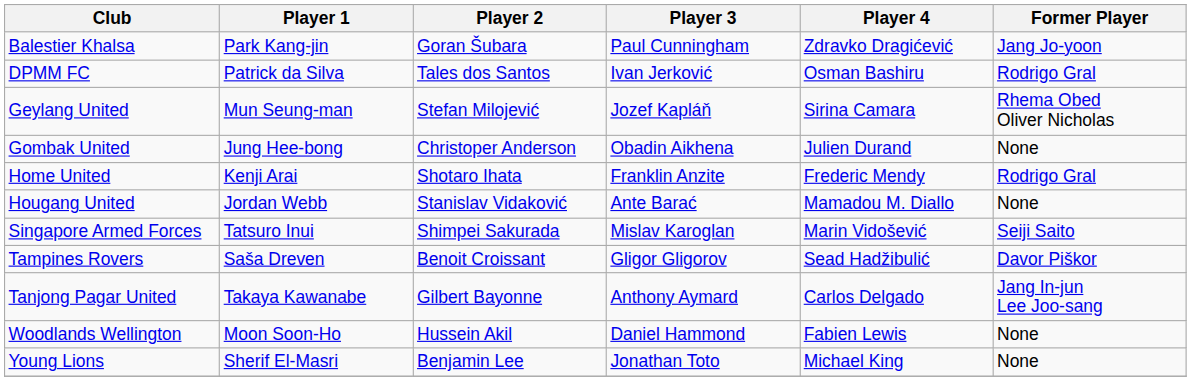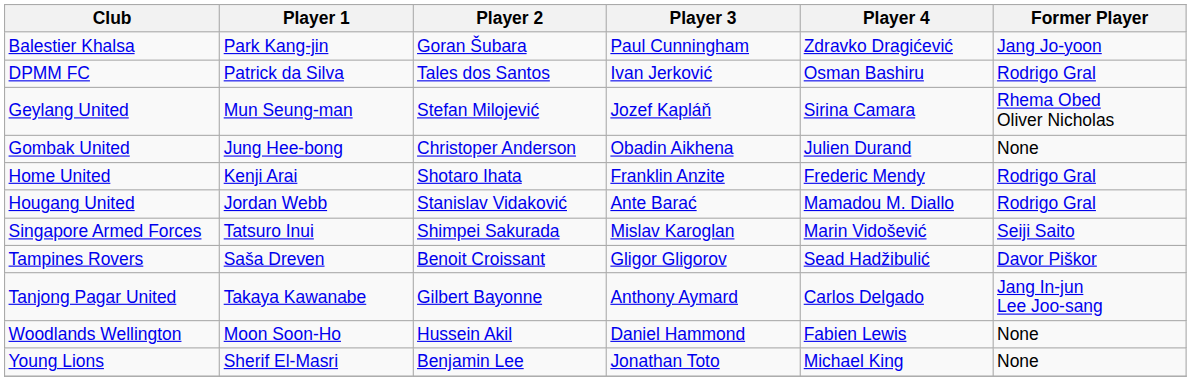(1018, 203) None -> (1046, 203) Rodrigo Gral
